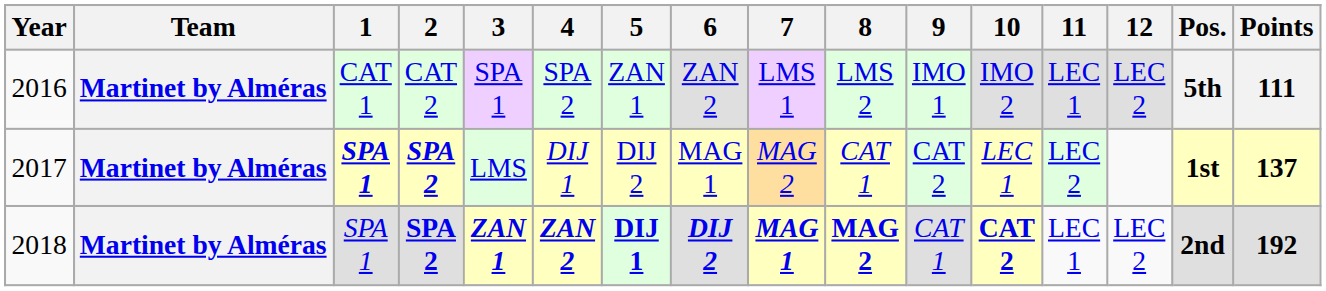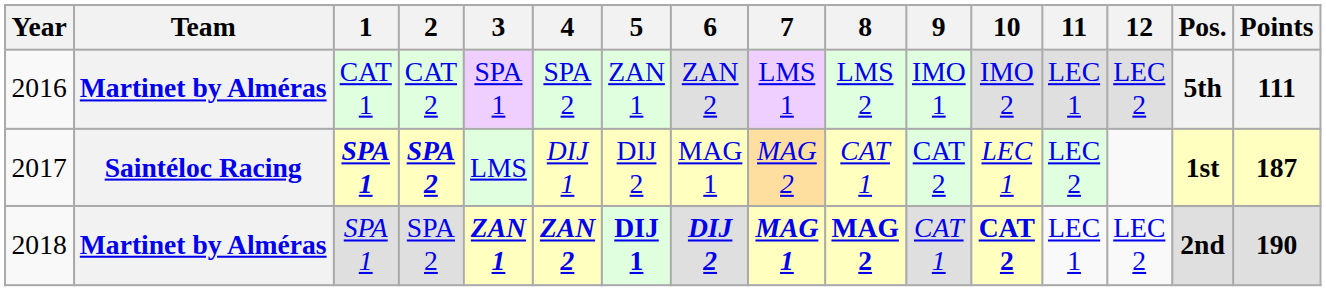(203, 166) Martinet by Alméras -> (203, 166) Saintéloc Racing
(1277, 166) 137 -> (1277, 166) 187
(431, 244) bold -> (431, 244) normal
(1277, 244) 192 -> (1277, 244) 190
